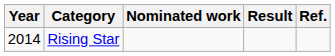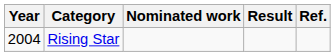(24, 39) 2014 -> (24, 39) 2004
